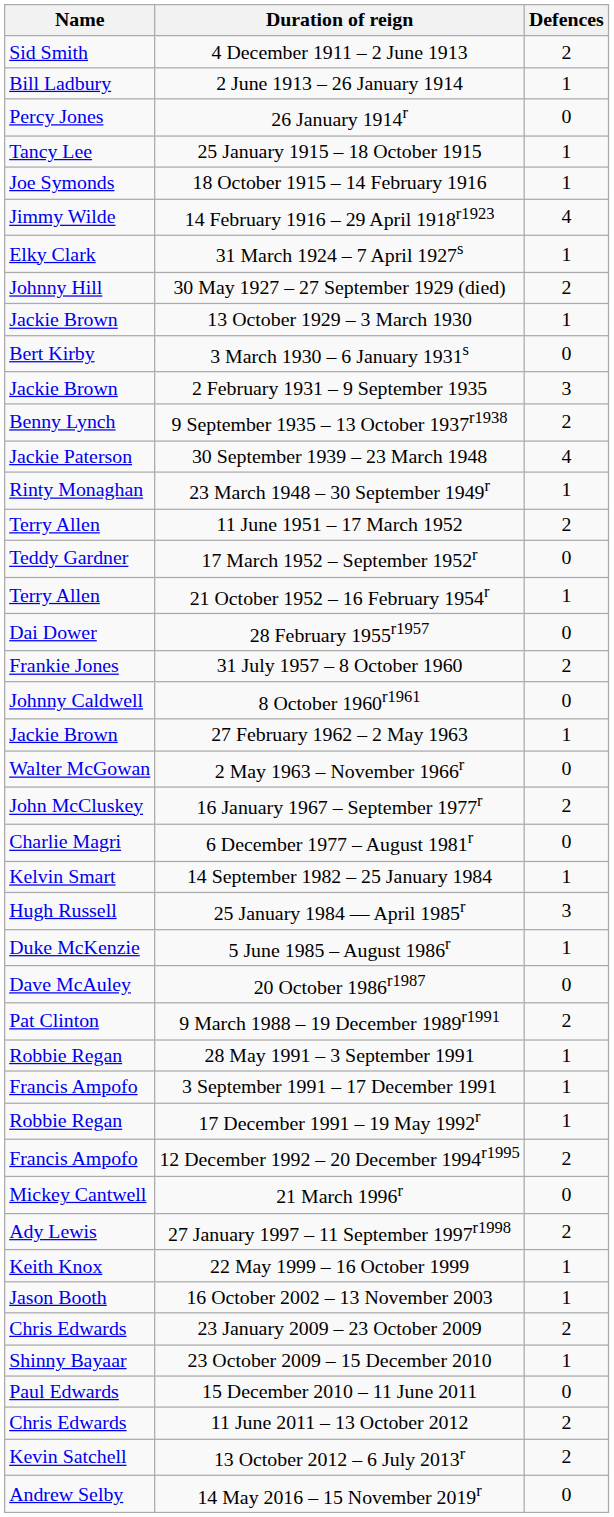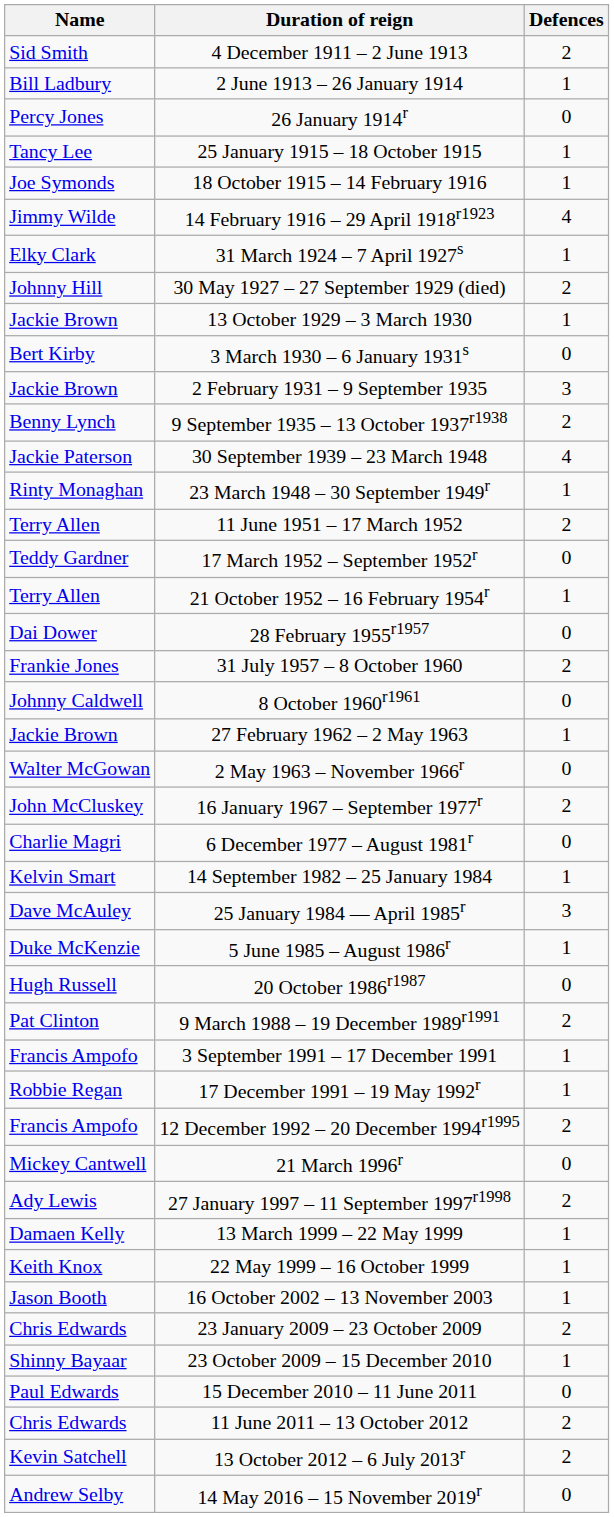(63, 910) Hugh Russell -> (70, 910) Dave McAuley
(70, 984) Dave McAuley -> (63, 984) Hugh Russell
- row: (340, 1055)
+ row: (340, 1234)
